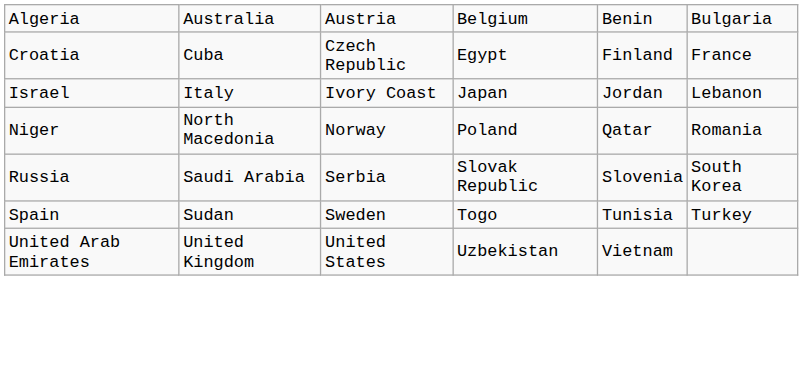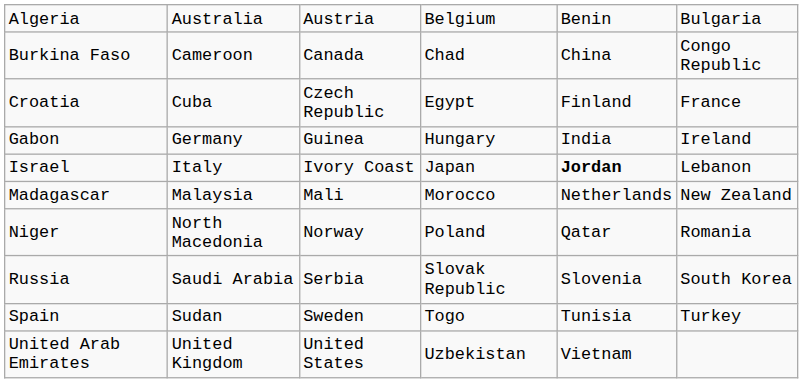+ row: (70, 56)
+ row: (34, 140)
(632, 93) normal -> (591, 168) bold
+ row: (59, 195)
